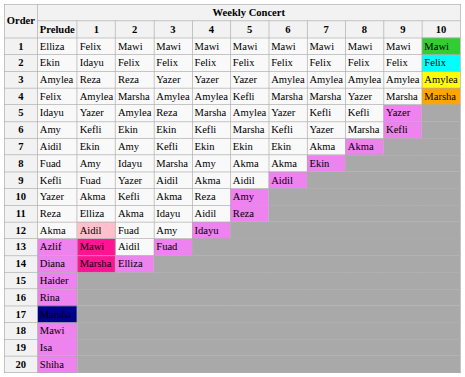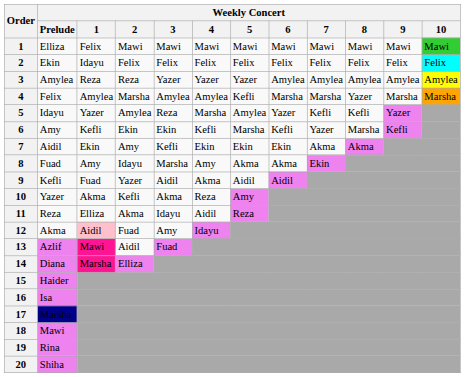(50, 297) Rina -> (46, 297) Isa
(46, 347) Isa -> (50, 347) Rina
